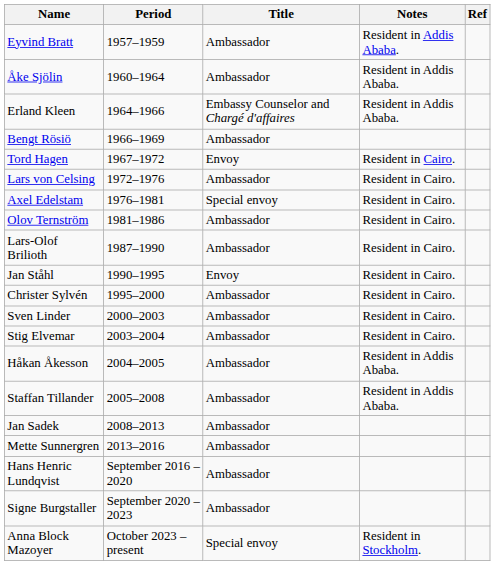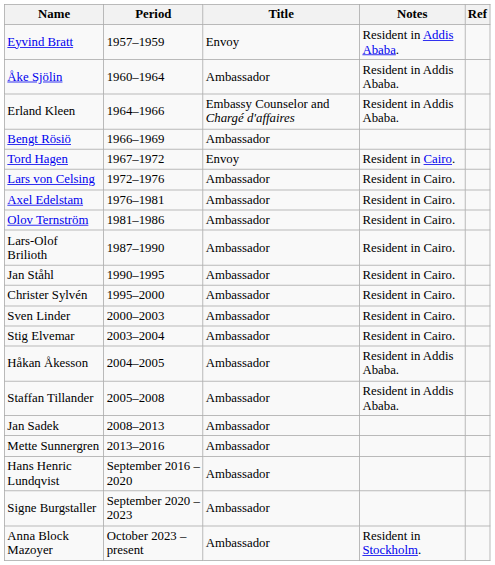(238, 42) Ambassador -> (222, 42) Envoy
(242, 199) Special envoy -> (238, 199) Ambassador
(222, 275) Envoy -> (238, 275) Ambassador
(242, 543) Special envoy -> (238, 543) Ambassador
